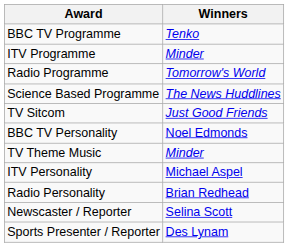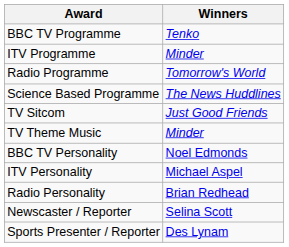rows swapped: (54, 152) <-> (62, 133)
